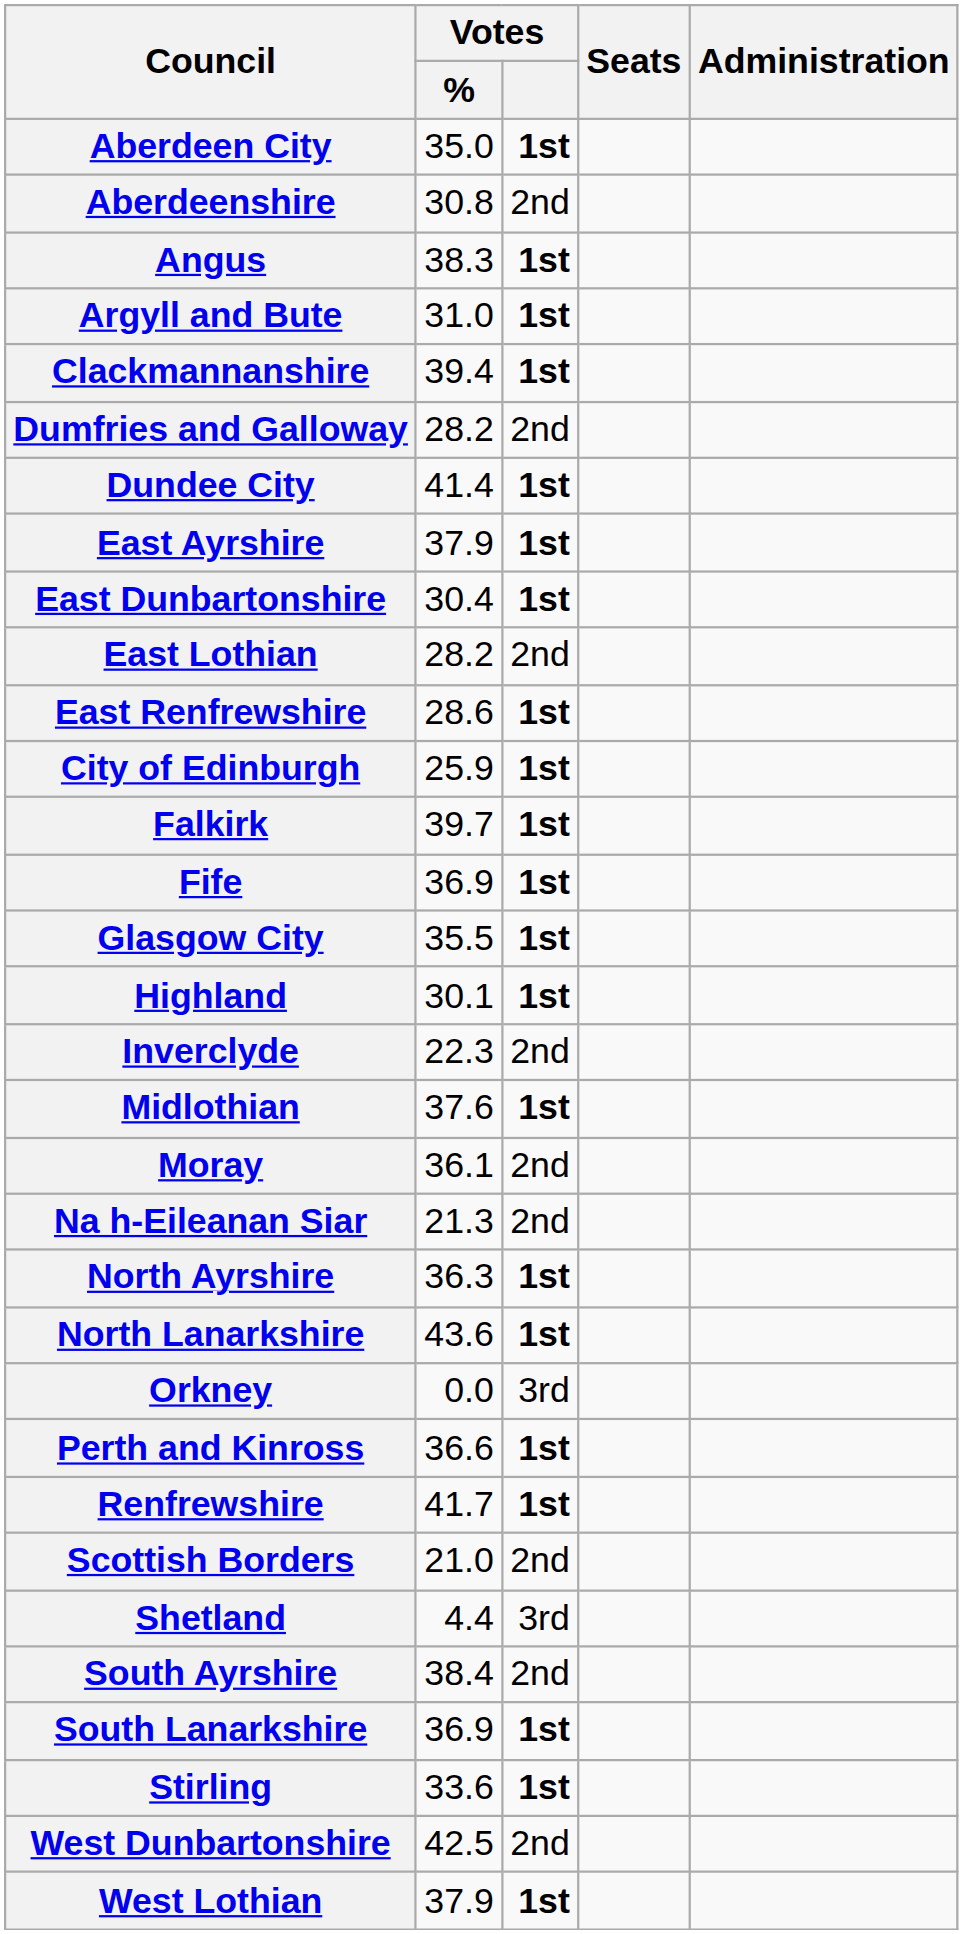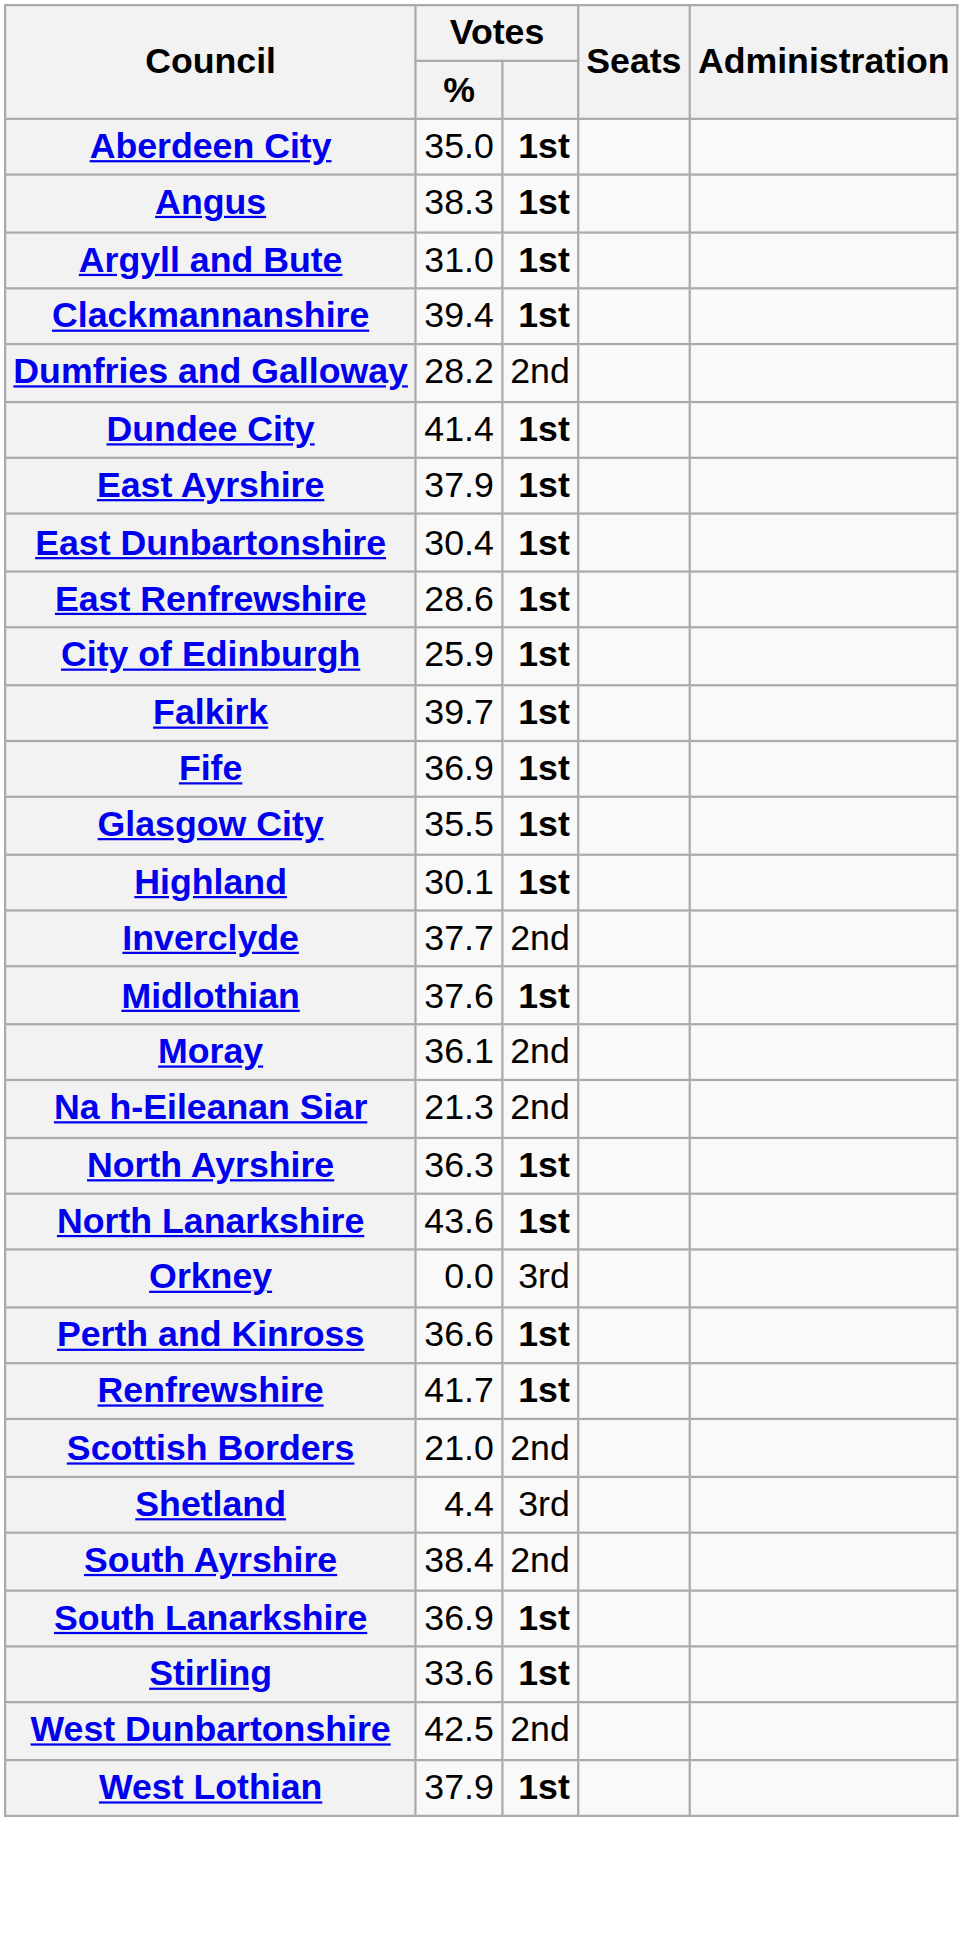- row: (211, 202)
- row: (211, 655)
(459, 1051) 22.3 -> (459, 938) 37.7
